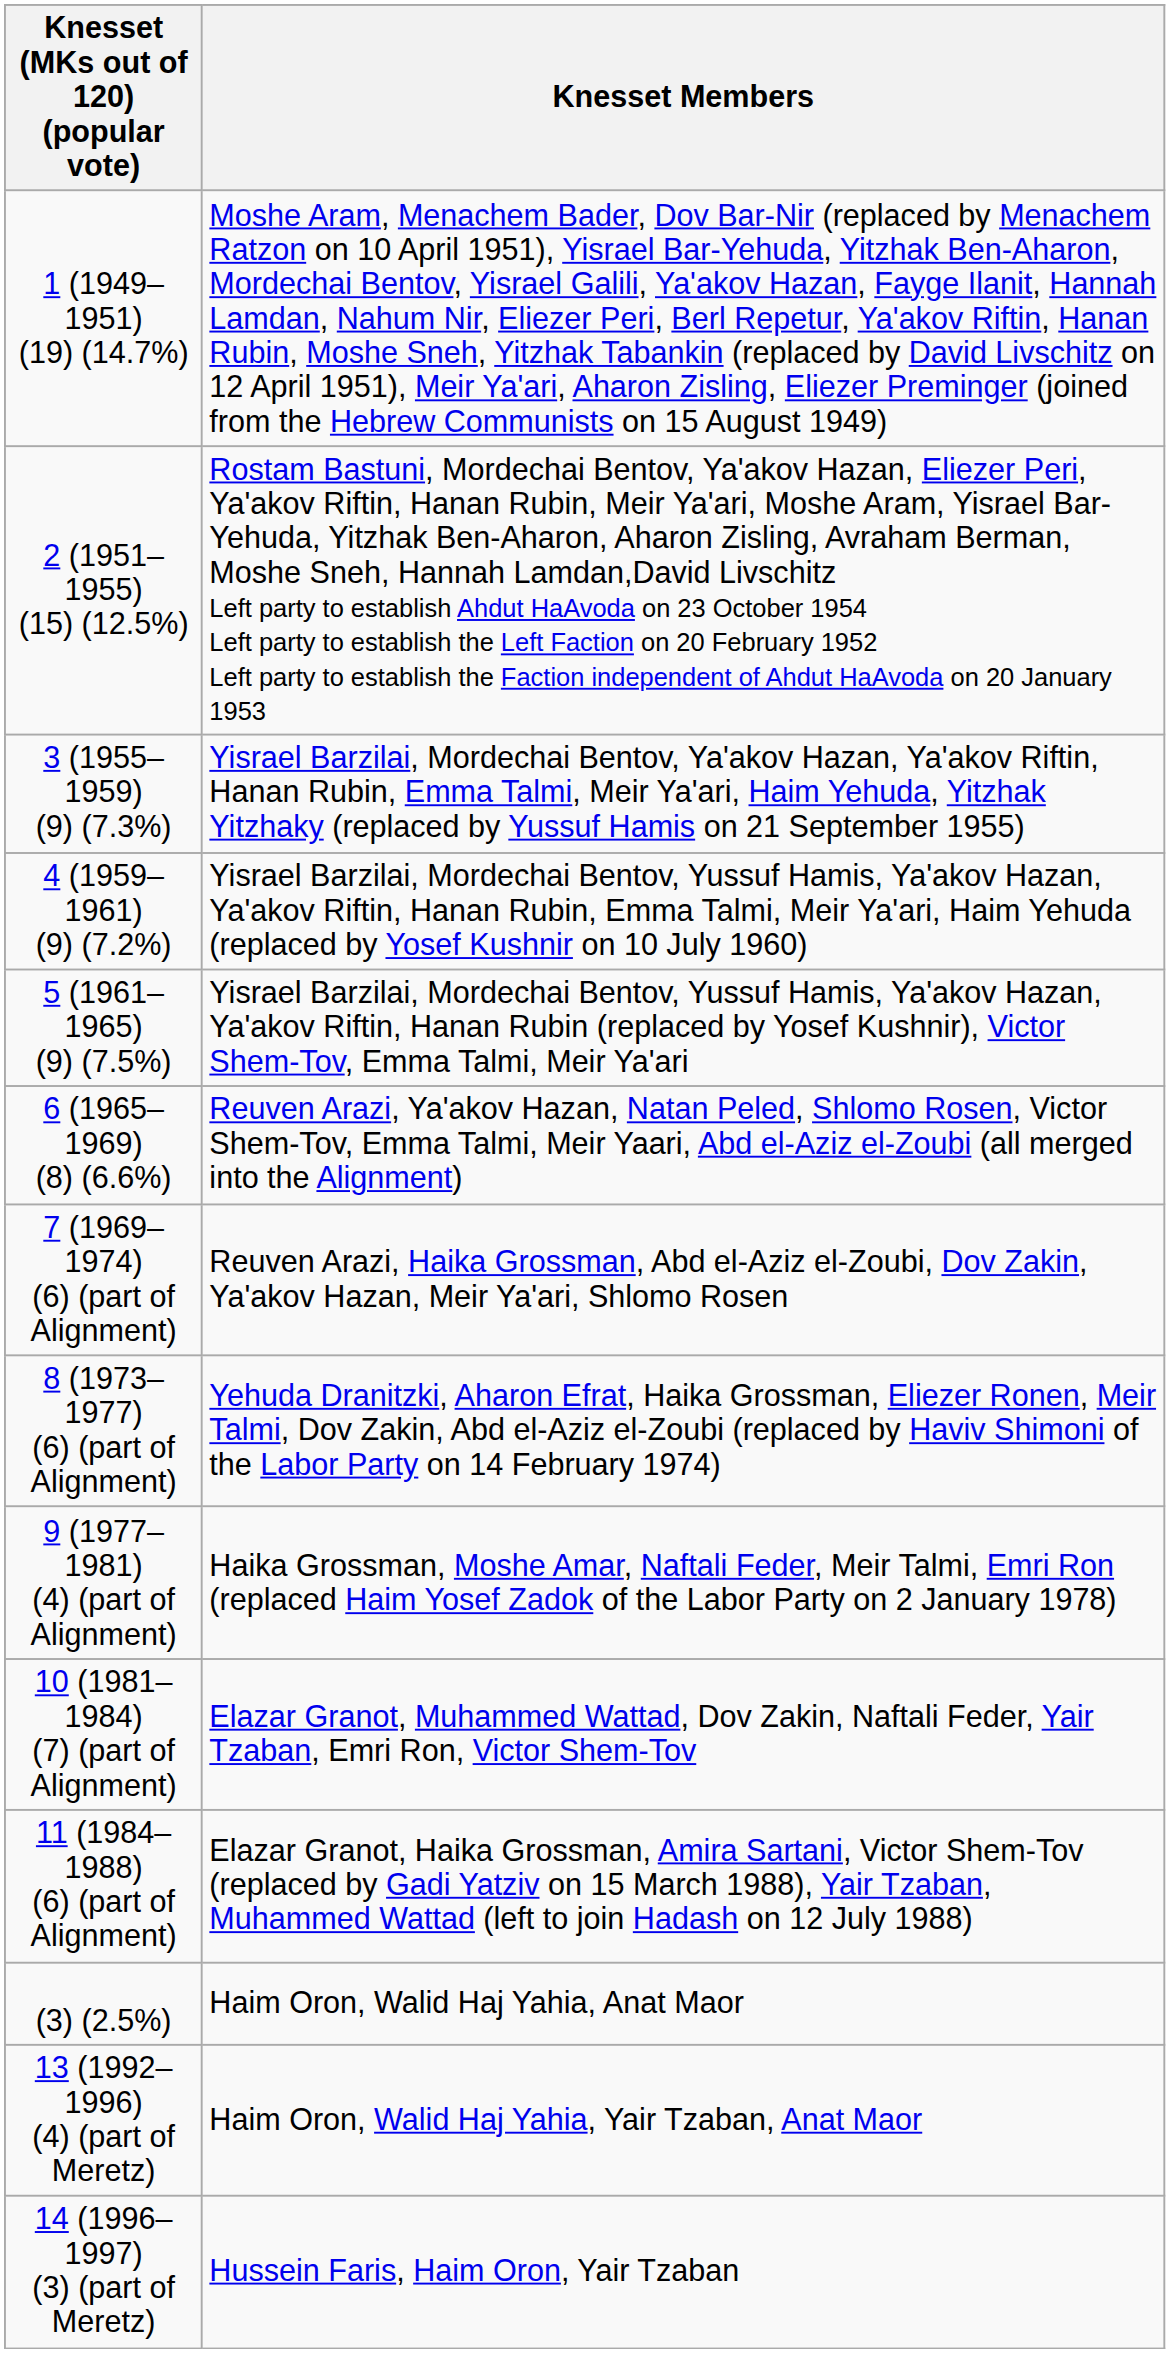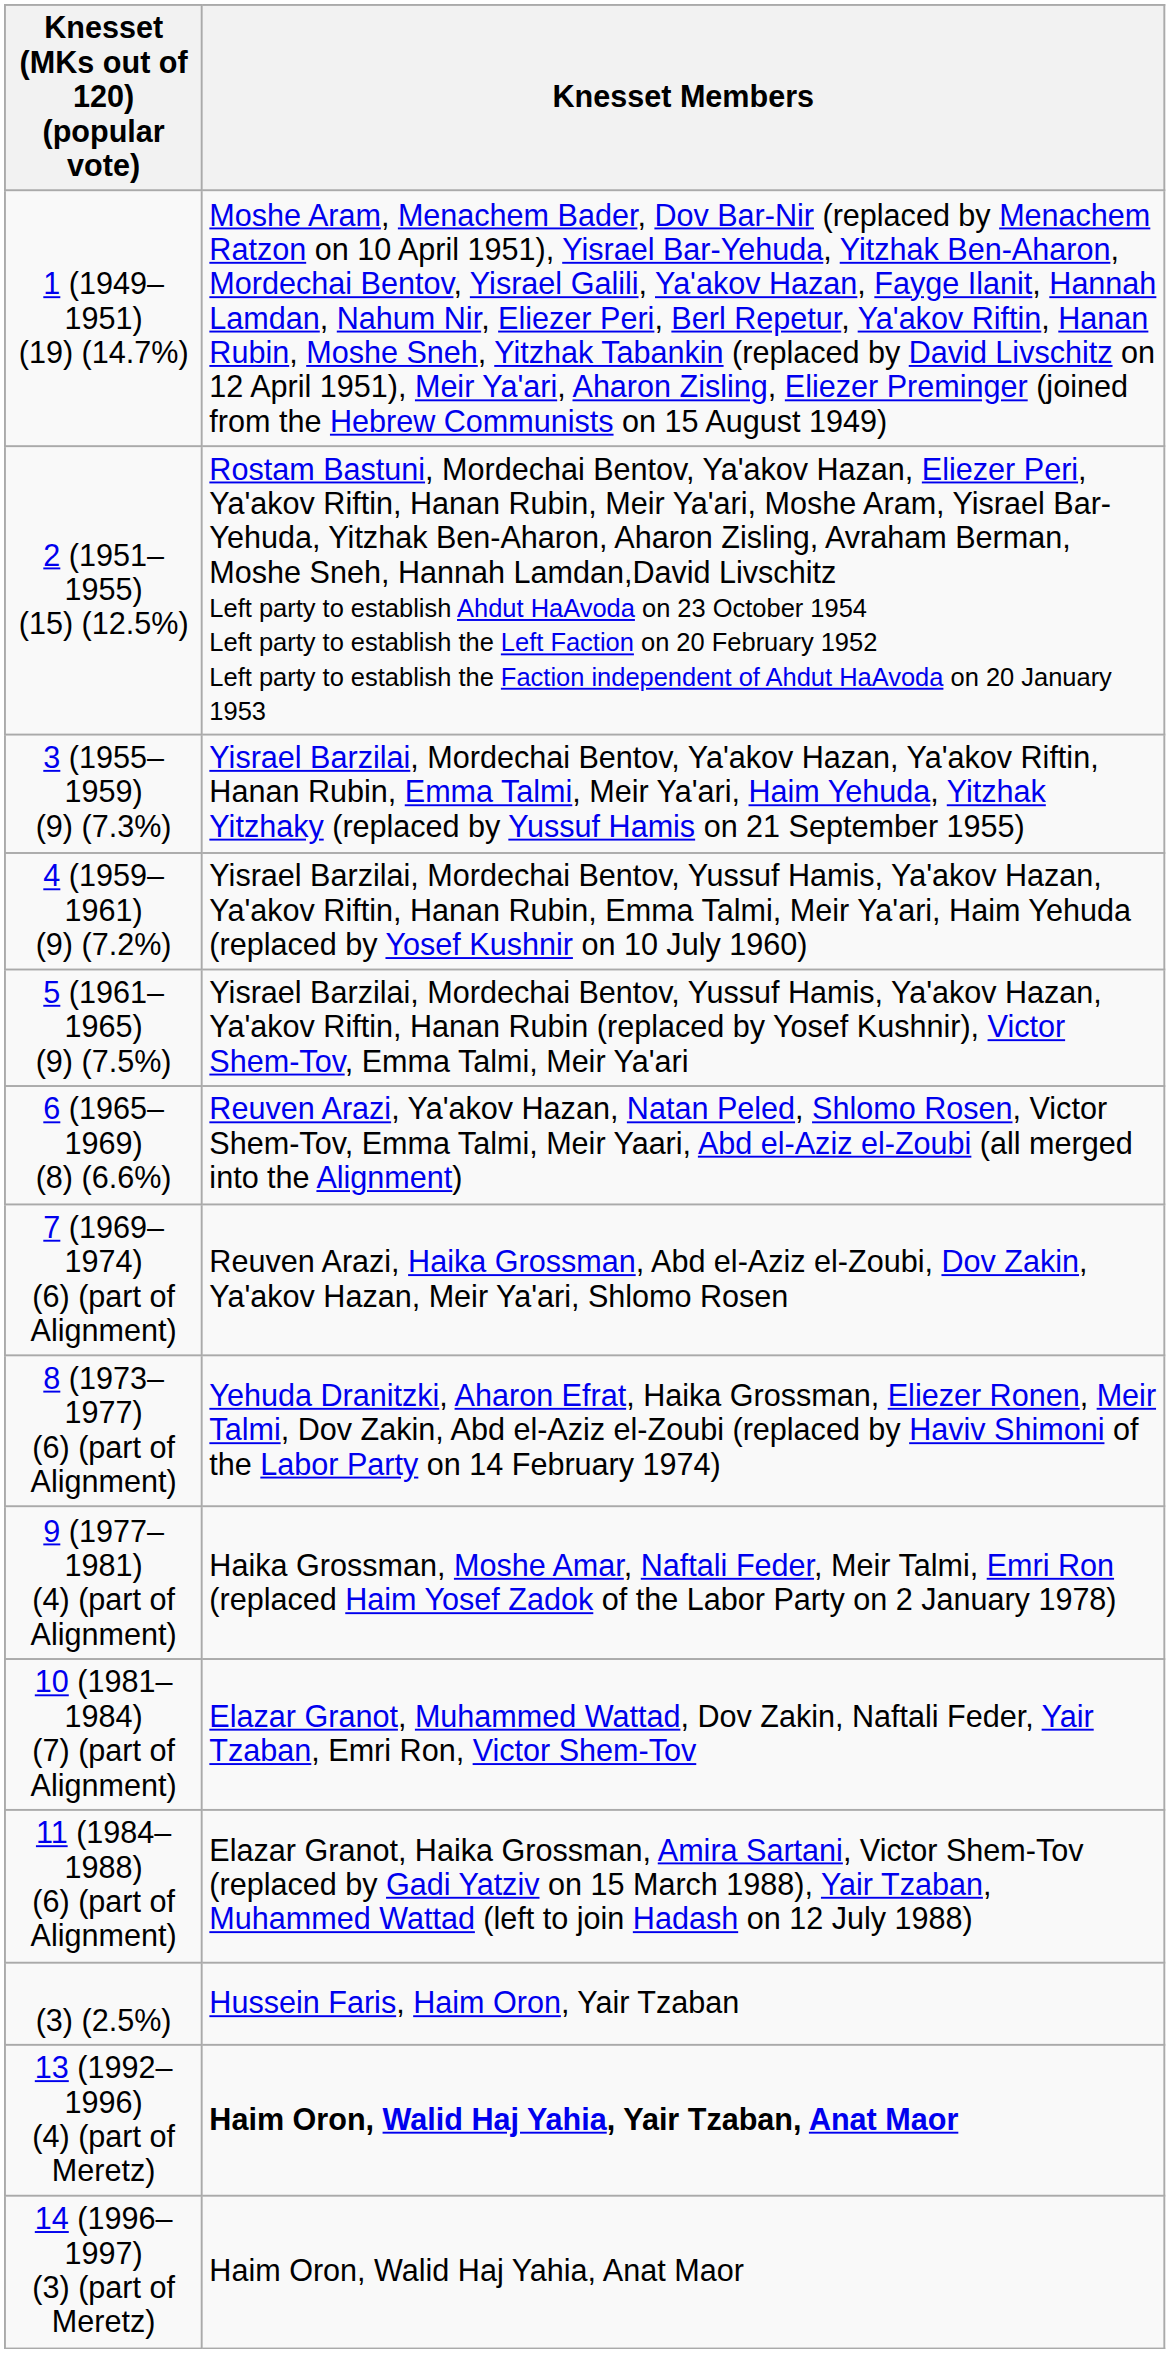(477, 2002) Haim Oron, Walid Haj Yahia, Anat Maor -> (474, 2002) Hussein Faris, Haim Oron, Yair Tzaban
(566, 2119) normal -> (584, 2119) bold
(474, 2271) Hussein Faris, Haim Oron, Yair Tzaban -> (477, 2271) Haim Oron, Walid Haj Yahia, Anat Maor
